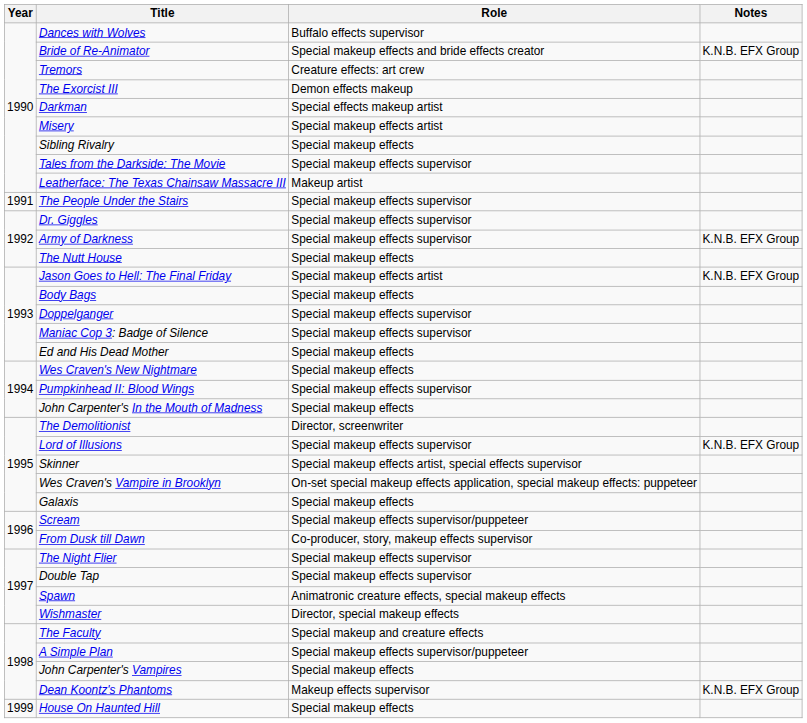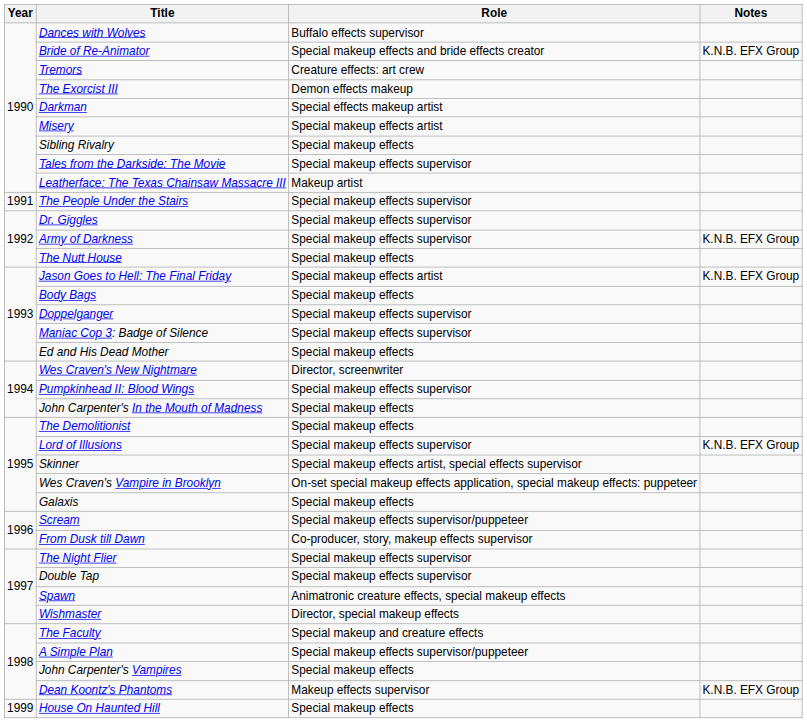(352, 370) Special makeup effects -> (347, 370) Director, screenwriter
(347, 426) Director, screenwriter -> (352, 426) Special makeup effects
